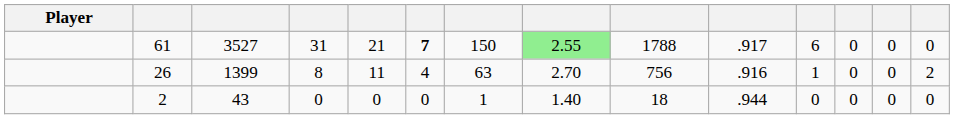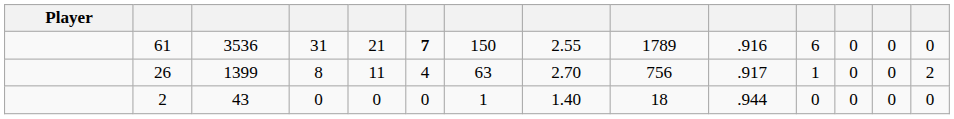(241, 45) 3527 -> (241, 45) 3536
(566, 45) lightgreen background -> (566, 45) no background
(659, 45) 1788 -> (659, 45) 1789
(752, 45) .917 -> (752, 45) .916
(752, 72) .916 -> (752, 72) .917
